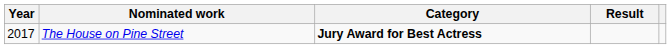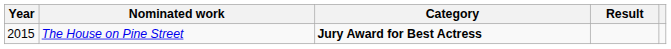(21, 33) 2017 -> (21, 33) 2015
